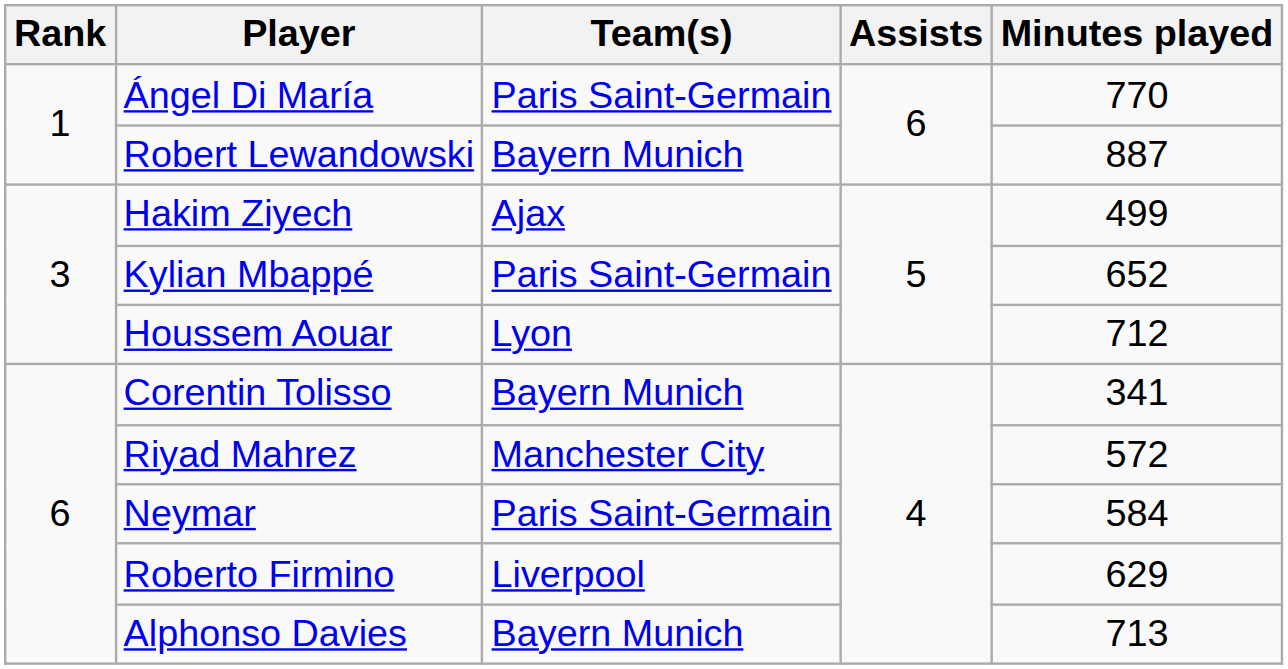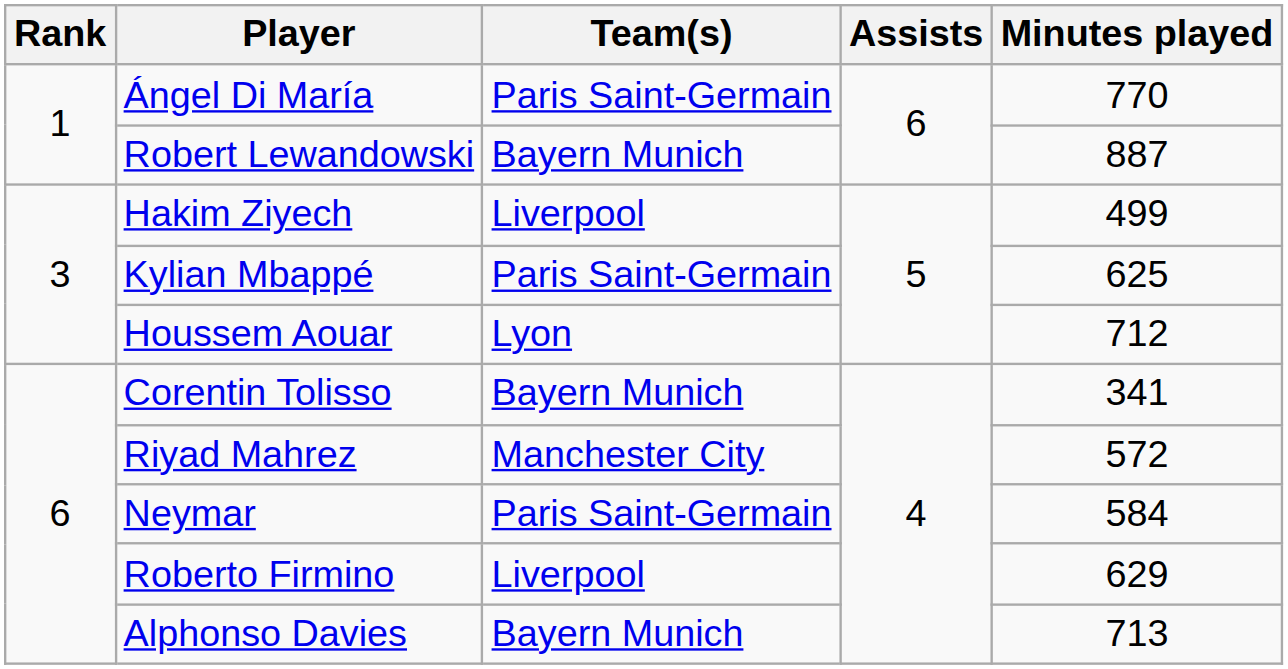(528, 214) Ajax -> (568, 214) Liverpool
(1137, 273) 652 -> (1137, 273) 625
